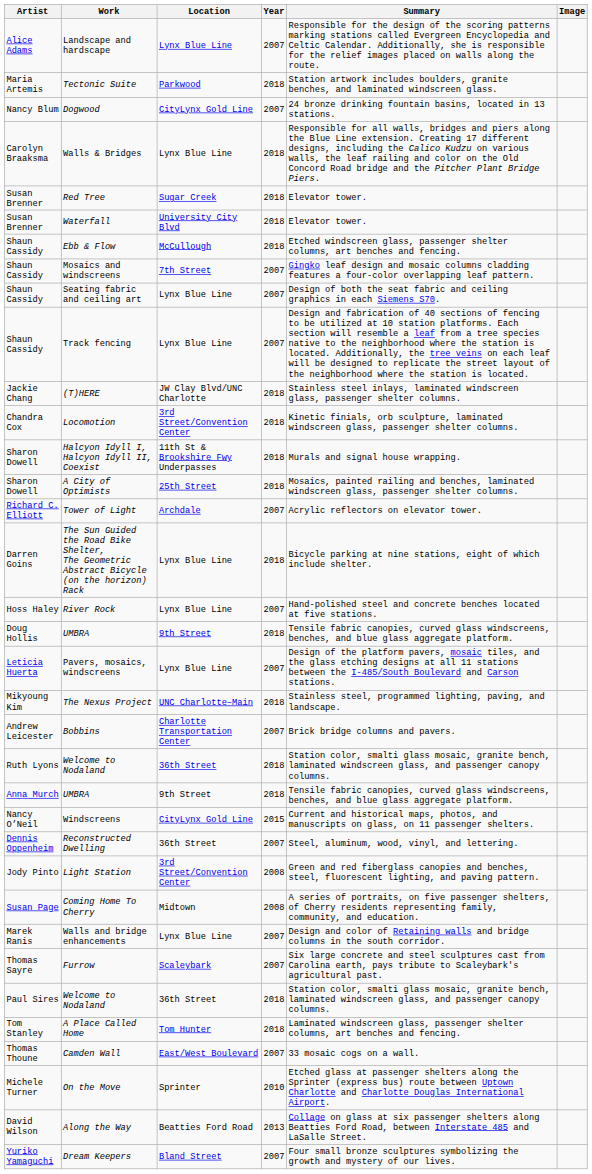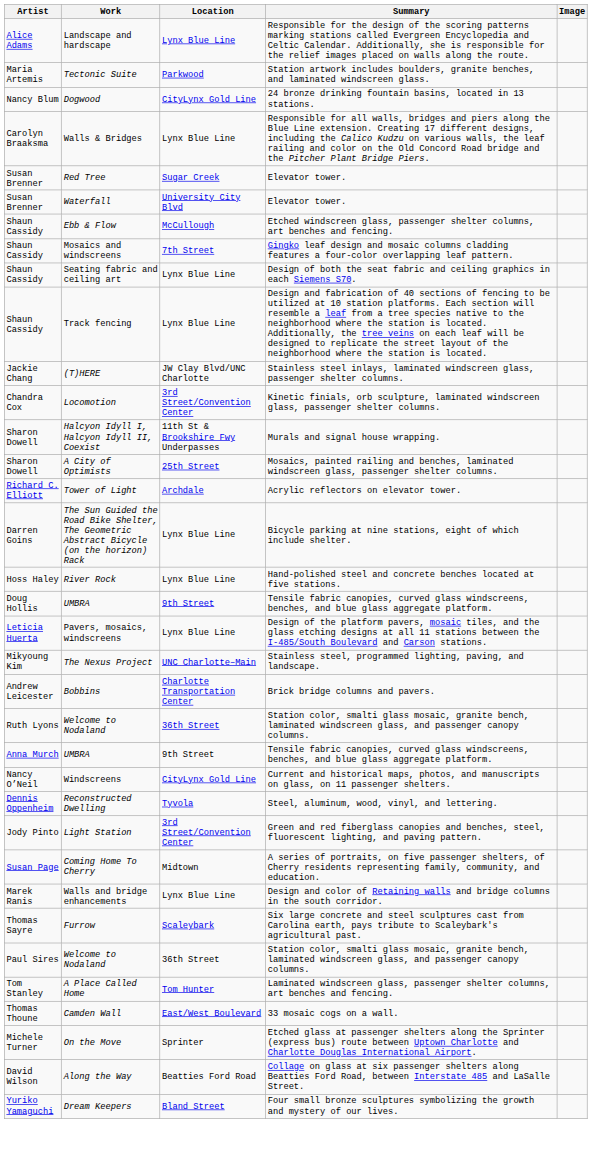- column: (274, 11)
(188, 844) 36th Street -> (178, 803) Tyvola
